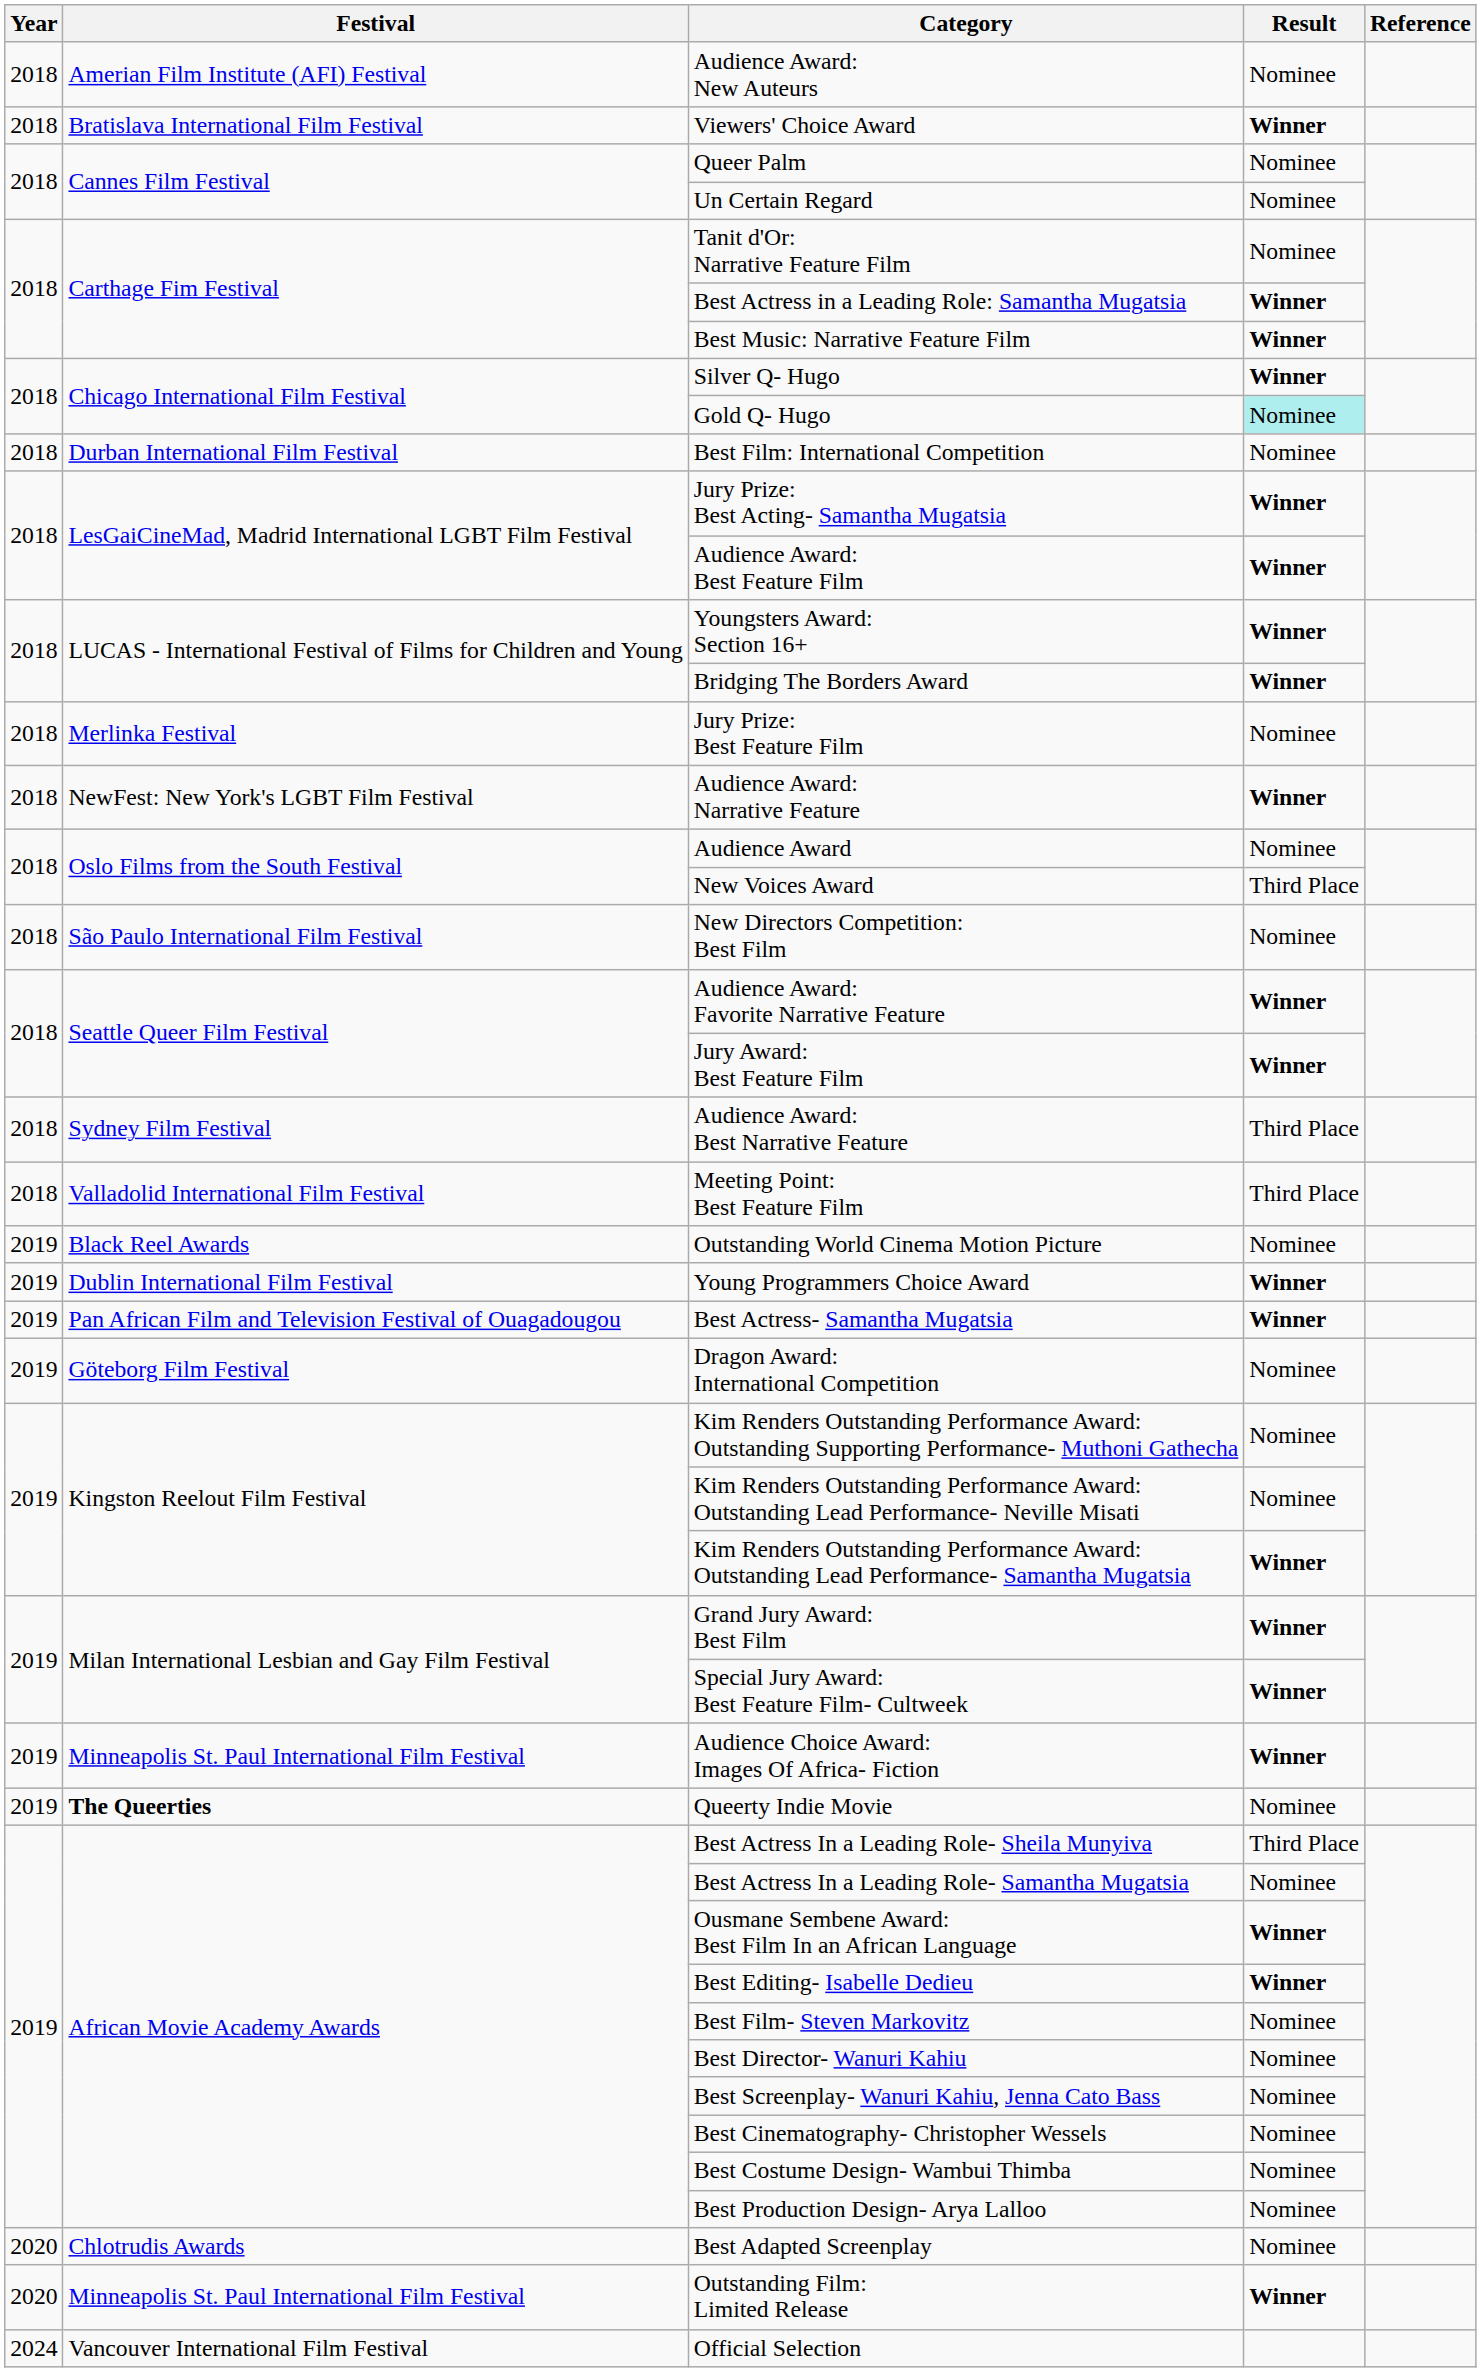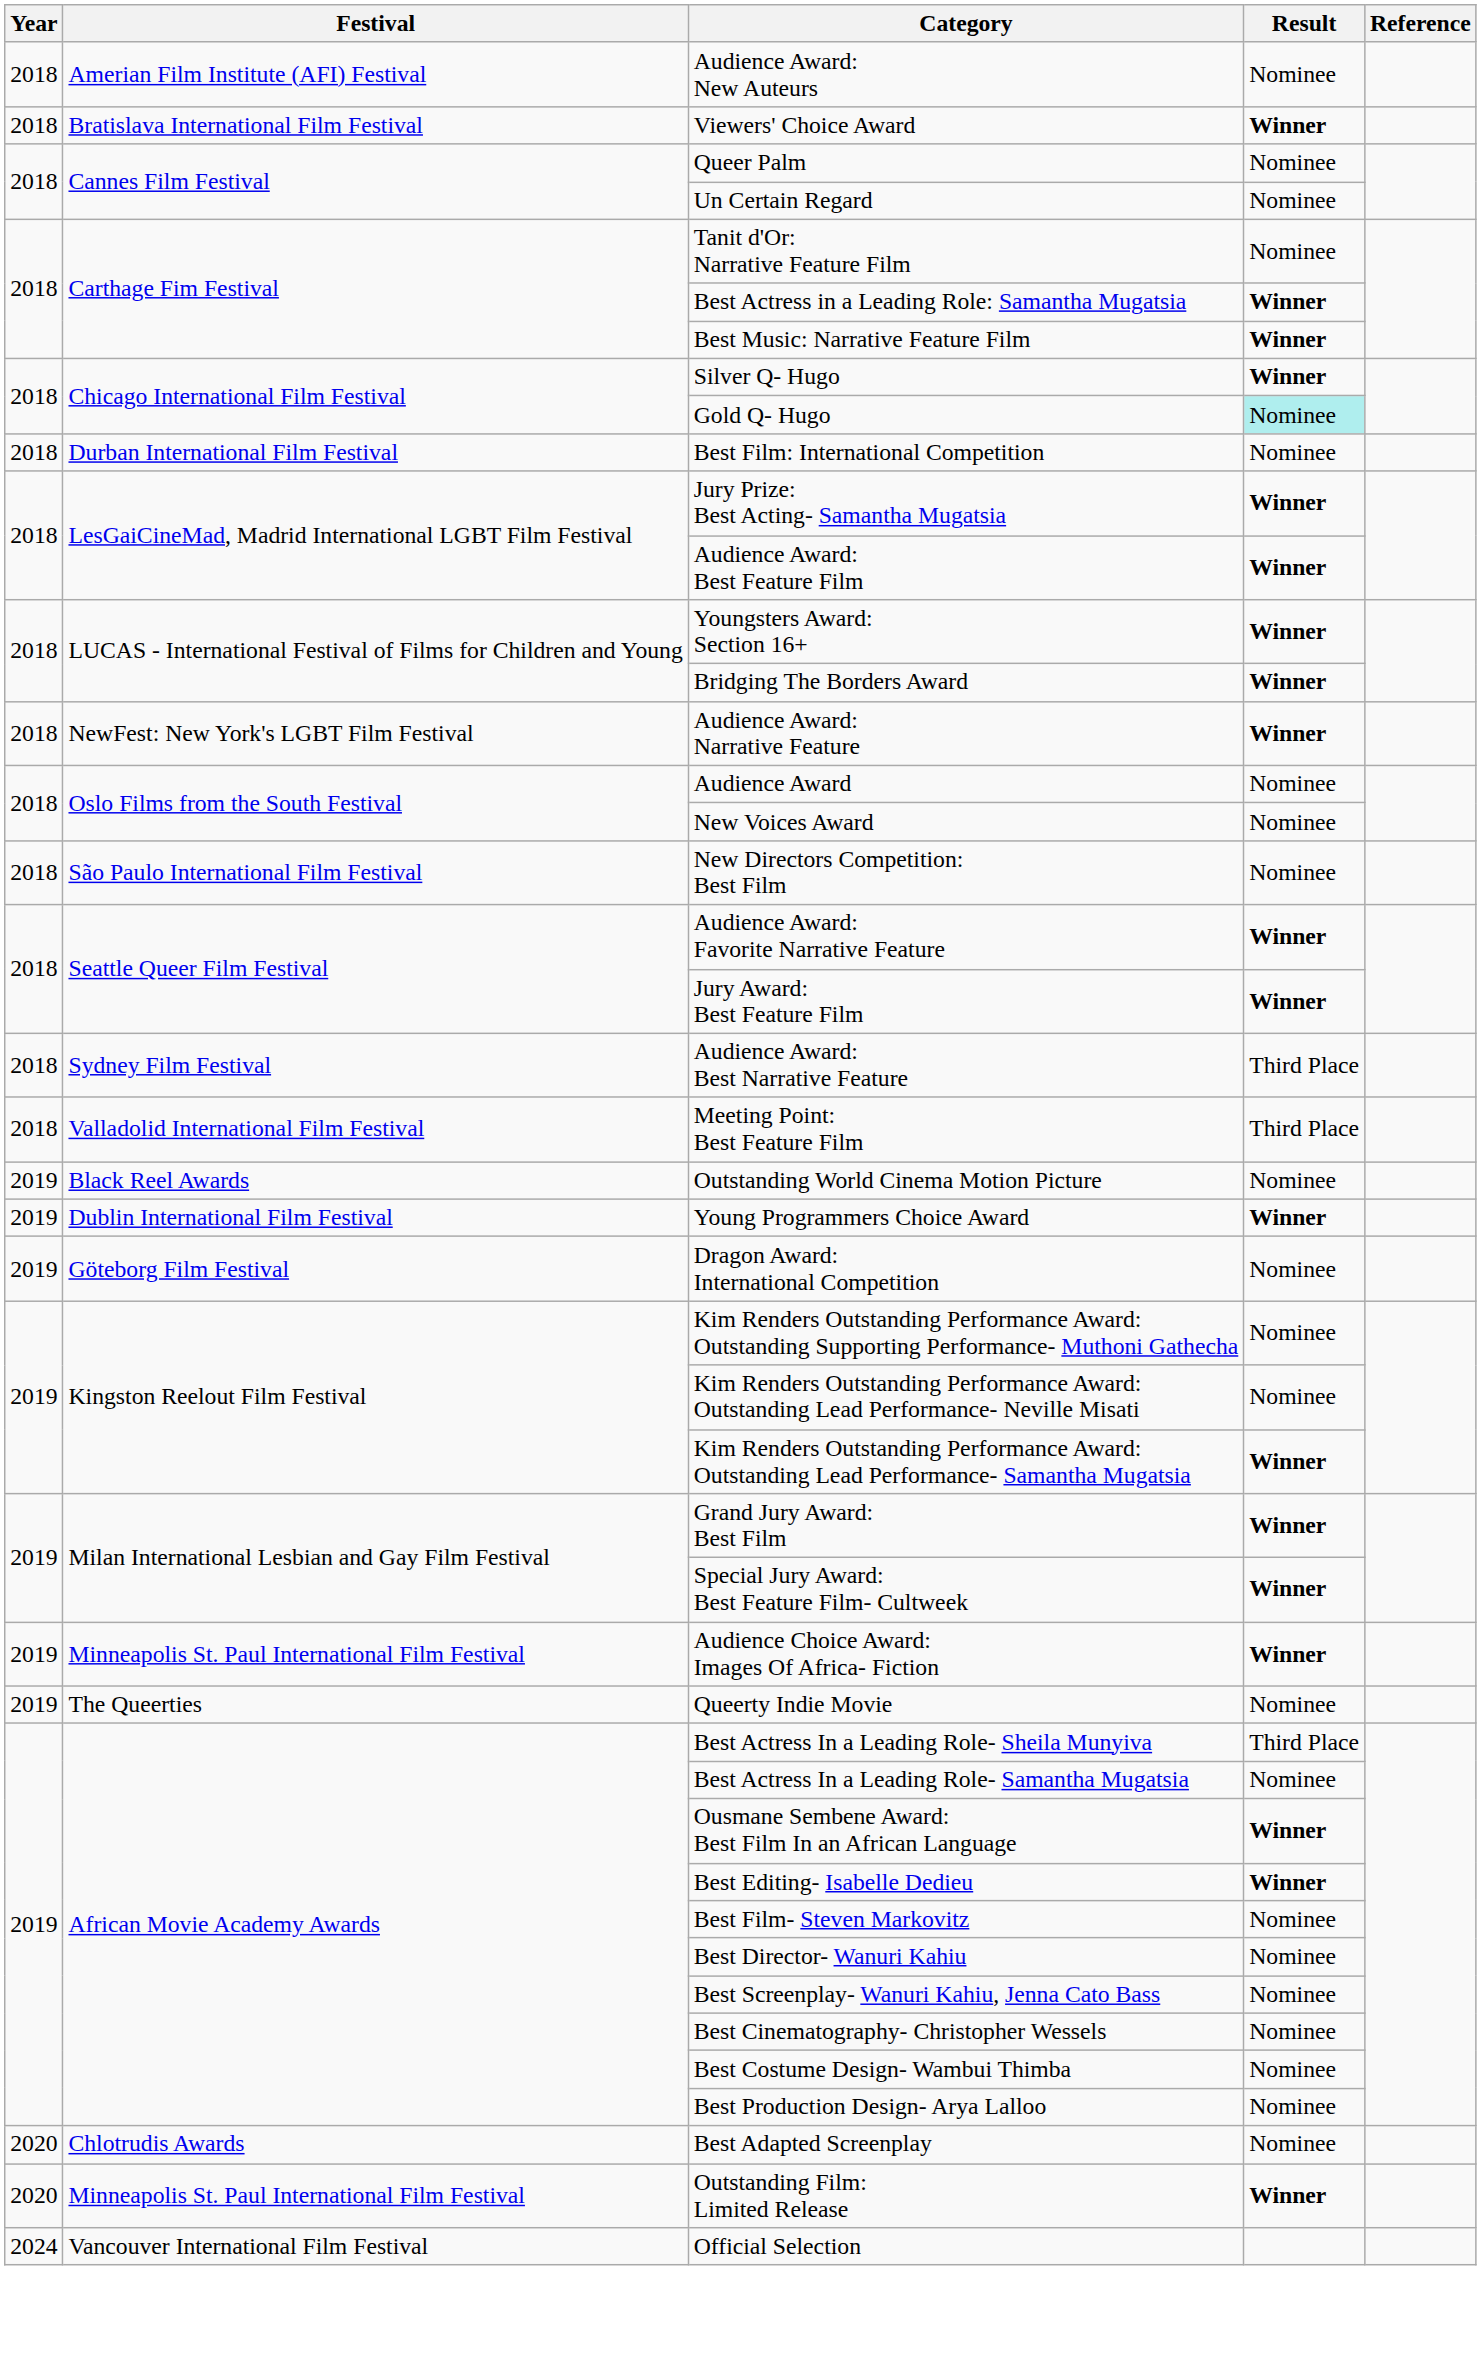- row: (779, 733)
(1304, 885) Third Place -> (1293, 821) Nominee
- row: (853, 1319)
(140, 1806) bold -> (135, 1704) normal
